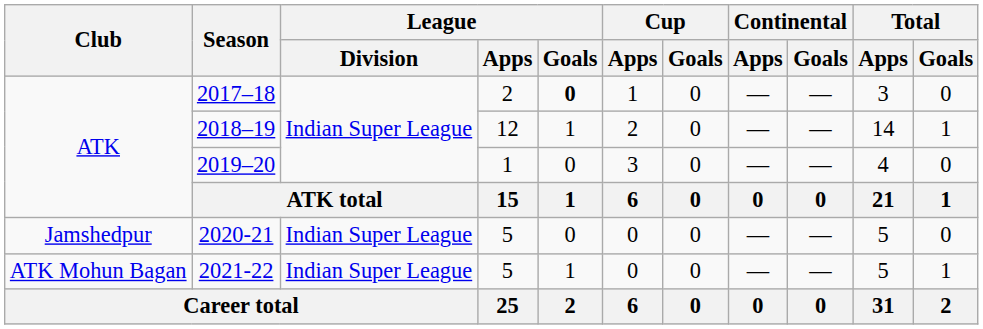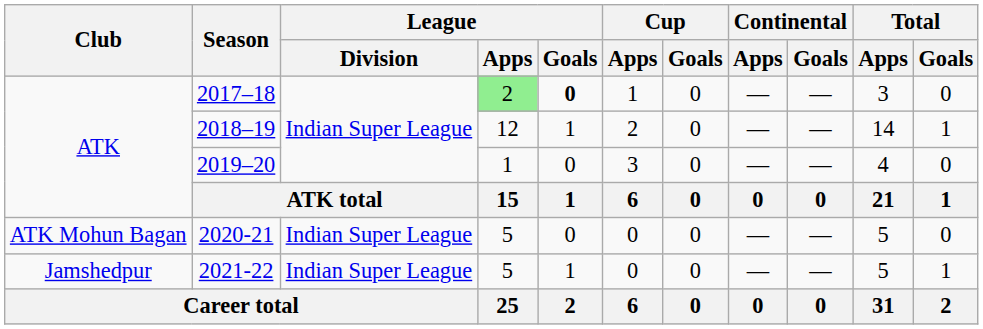(507, 93) no background -> (507, 93) lightgreen background
(98, 235) Jamshedpur -> (98, 235) ATK Mohun Bagan
(98, 270) ATK Mohun Bagan -> (98, 270) Jamshedpur
